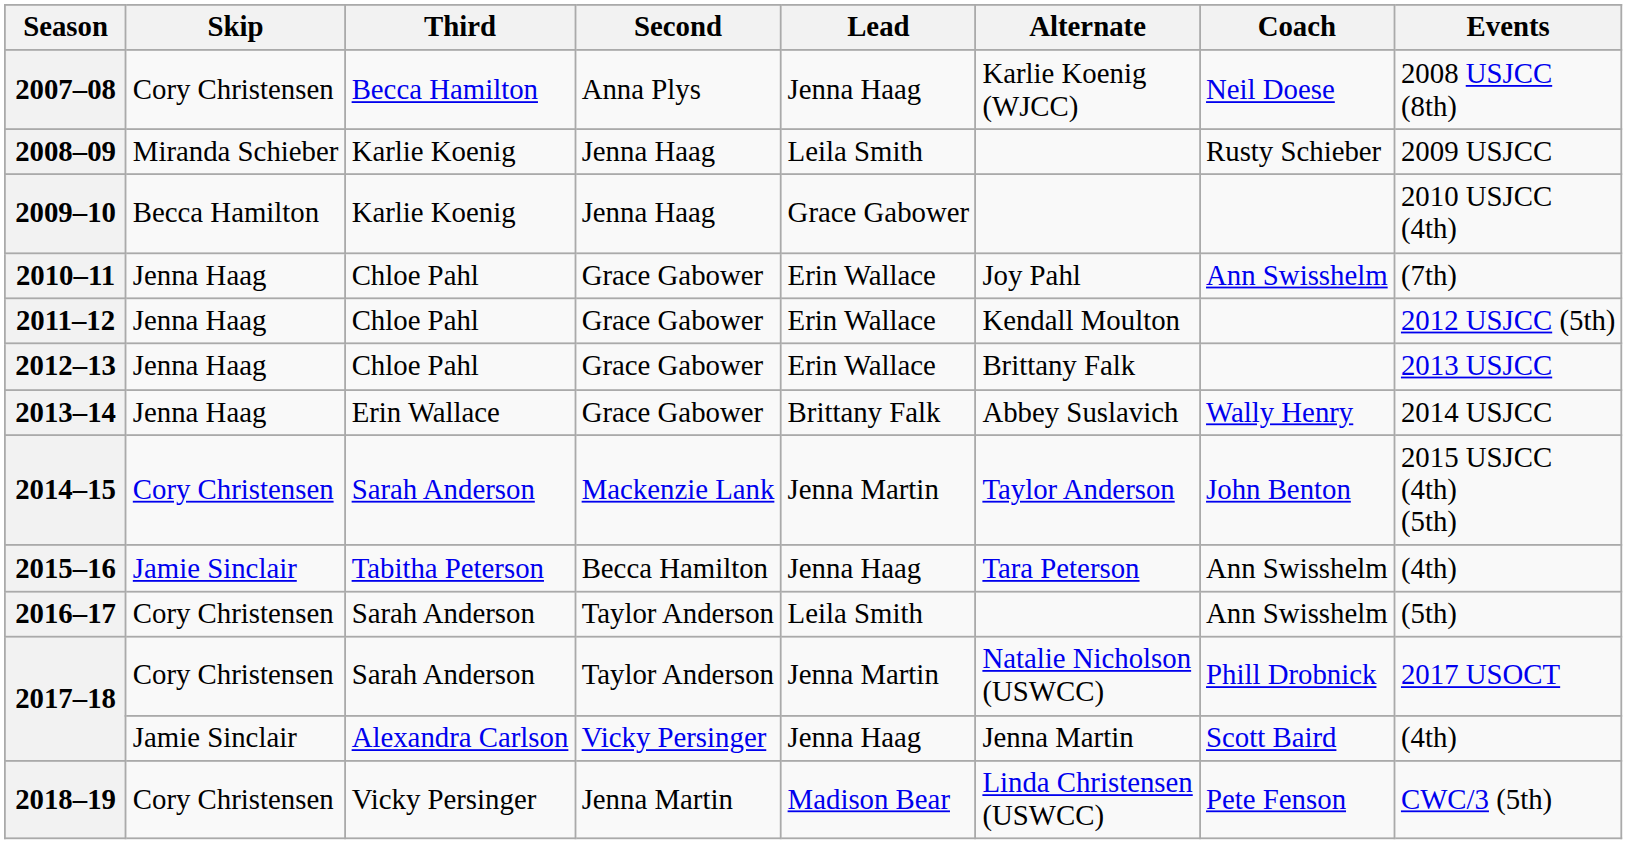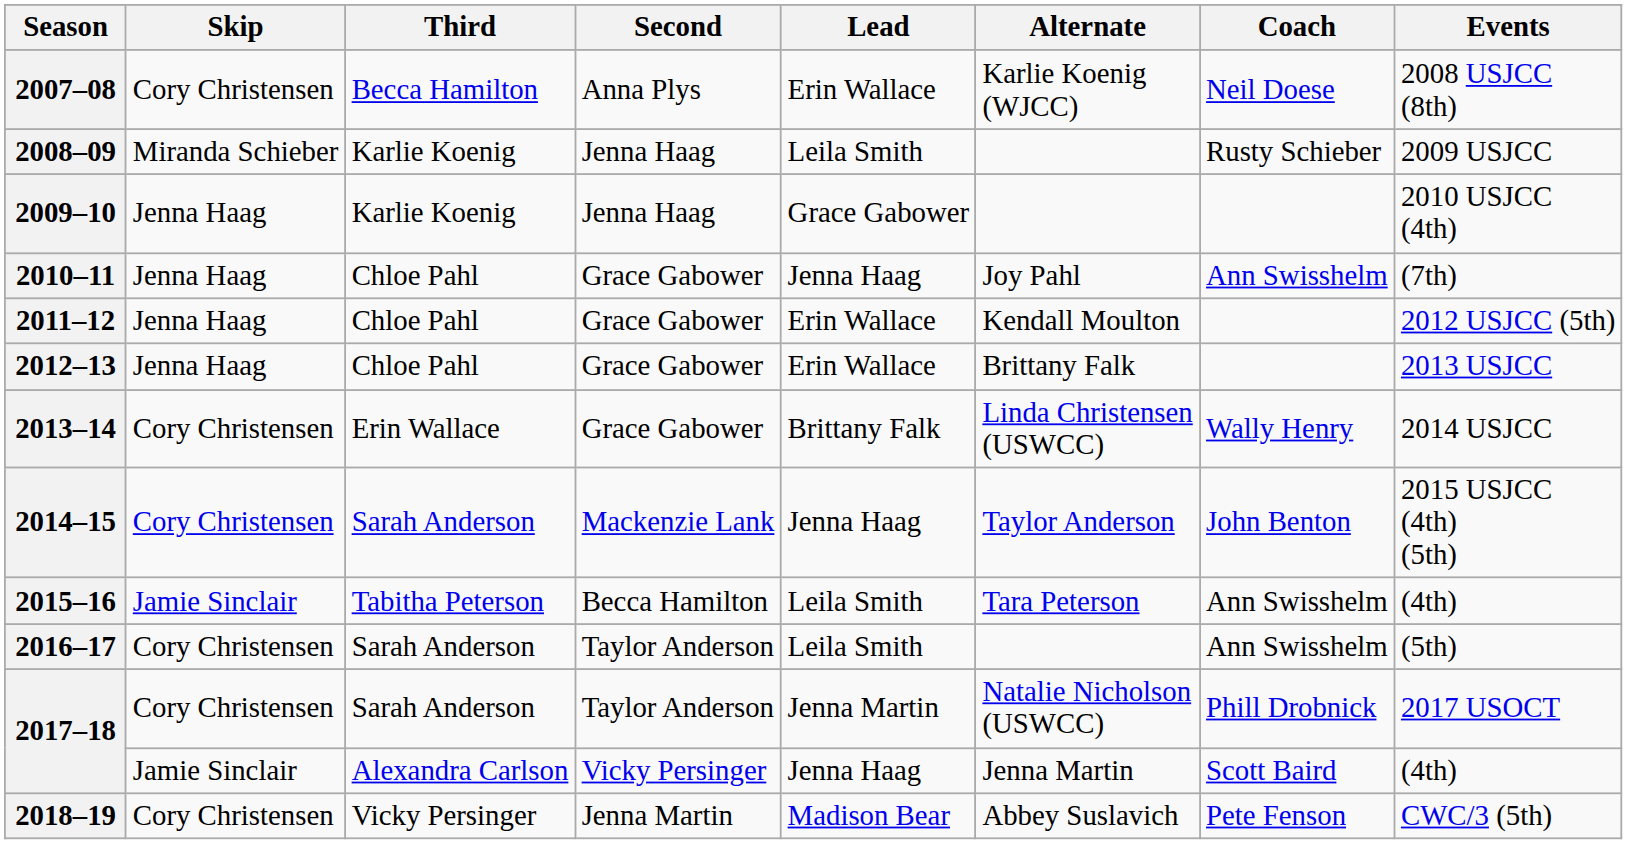(854, 89) Jenna Haag -> (862, 89) Erin Wallace
(226, 212) Becca Hamilton -> (200, 212) Jenna Haag
(862, 274) Erin Wallace -> (854, 274) Jenna Haag
(200, 411) Jenna Haag -> (233, 428) Cory Christensen
(1080, 411) Abbey Suslavich -> (1088, 428) Linda Christensen (USWCC)
(863, 489) Jenna Martin -> (854, 522) Jenna Haag
(854, 568) Jenna Haag -> (855, 600) Leila Smith
(1088, 799) Linda Christensen (USWCC) -> (1080, 815) Abbey Suslavich
